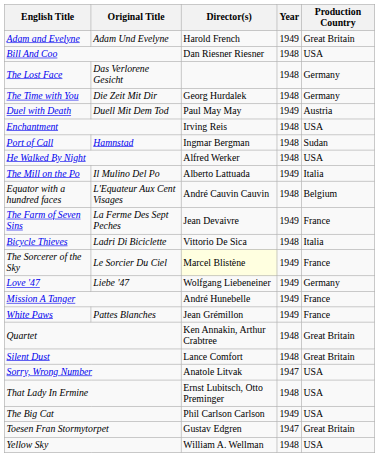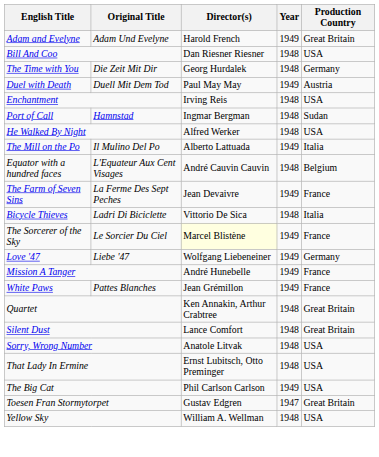- row: (34, 75)
(289, 372) 1947 -> (289, 345) 1948
